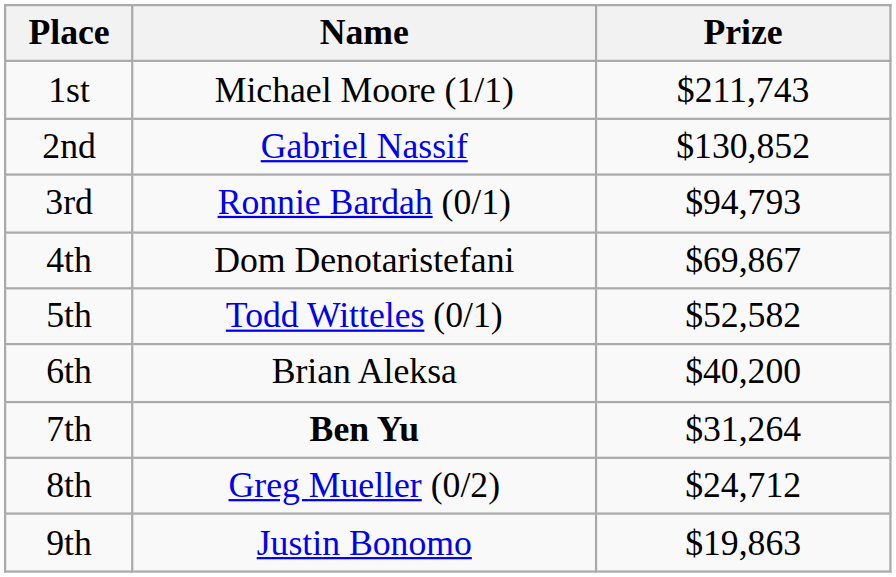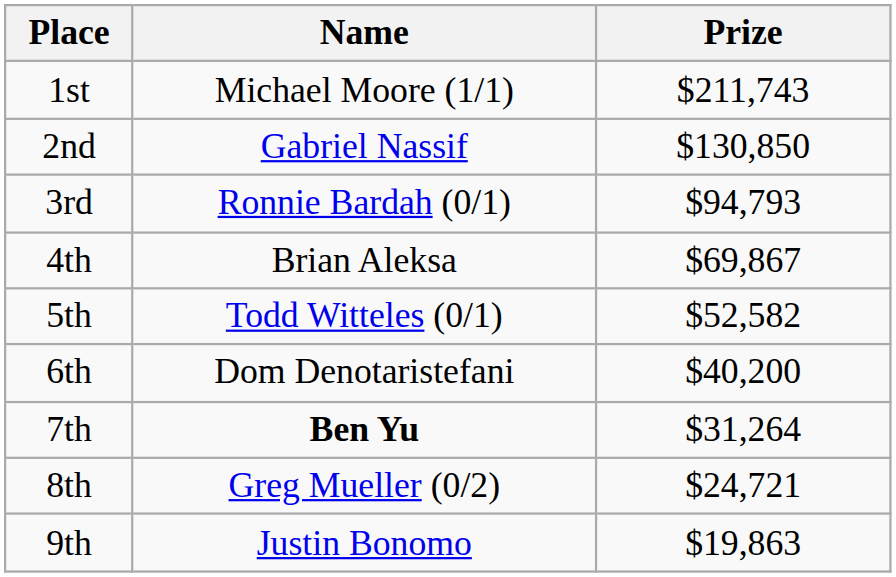(743, 145) $130,852 -> (743, 145) $130,850
(364, 259) Dom Denotaristefani -> (364, 259) Brian Aleksa
(364, 372) Brian Aleksa -> (364, 372) Dom Denotaristefani
(743, 485) $24,712 -> (743, 485) $24,721
